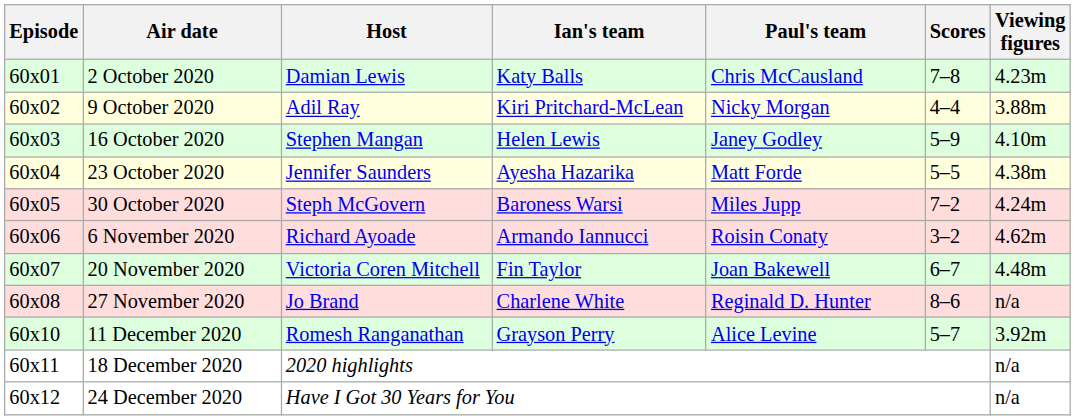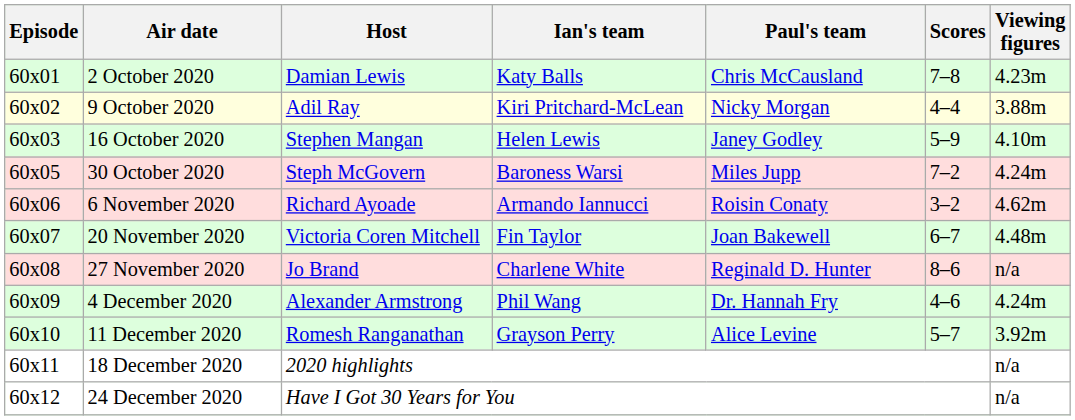- row: (156, 172)
+ row: (160, 301)
